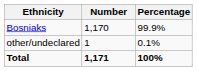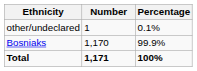rows swapped: (26, 27) <-> (43, 43)
